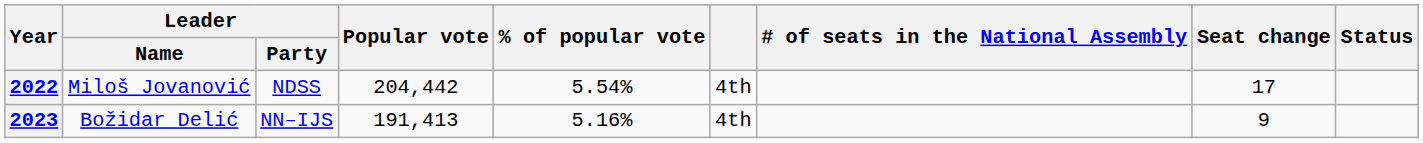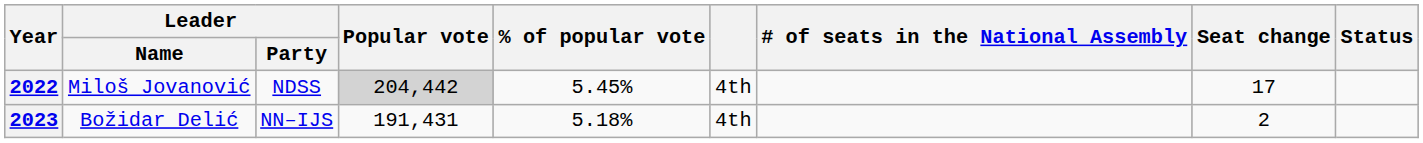(416, 87) no background -> (416, 87) lightgrey background
(602, 87) 5.54% -> (602, 87) 5.45%
(416, 120) 191,413 -> (416, 120) 191,431
(602, 120) 5.16% -> (602, 120) 5.18%
(1264, 120) 9 -> (1264, 120) 2
